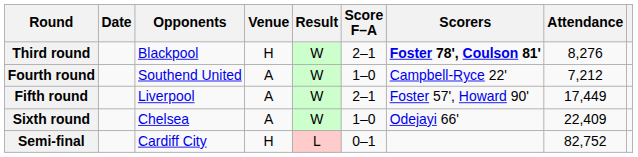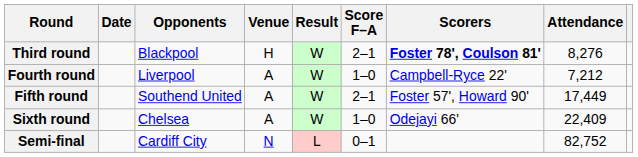(190, 75) Southend United -> (166, 75) Liverpool
(166, 97) Liverpool -> (190, 97) Southend United
(269, 141) H -> (269, 141) N
